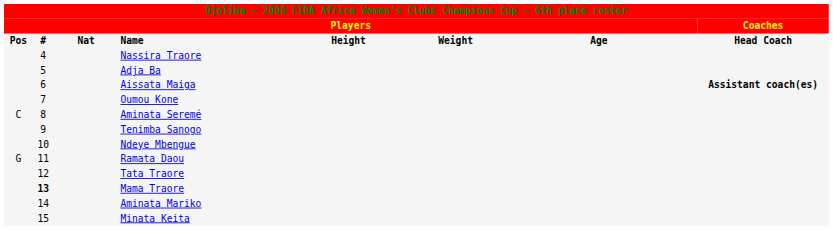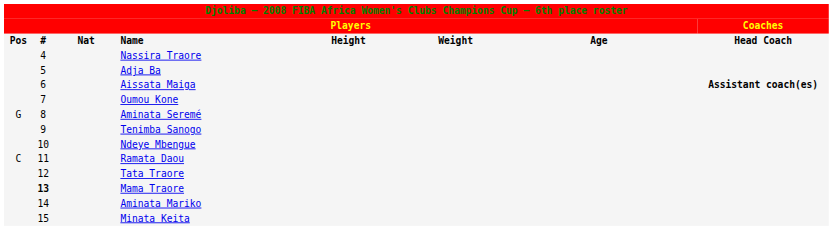(18, 115) C -> (18, 115) G
(18, 159) G -> (18, 159) C
